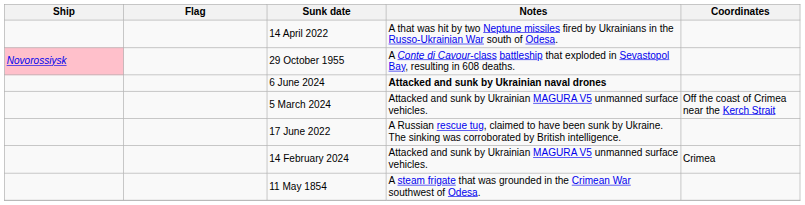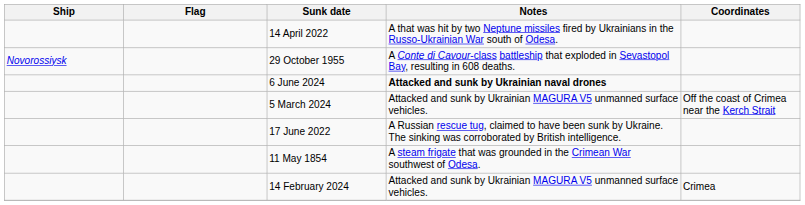(37, 61) pink background -> (37, 61) no background
rows swapped: (298, 186) <-> (309, 159)
